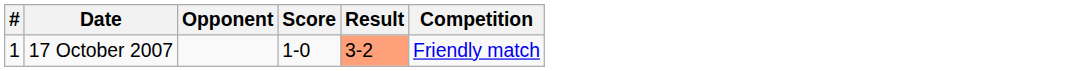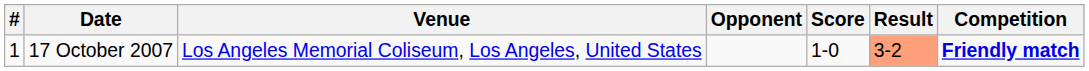+ column: (442, 19)
(477, 50) normal -> (1011, 50) bold
